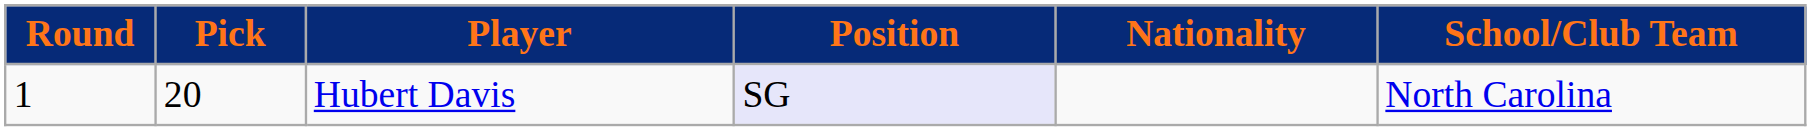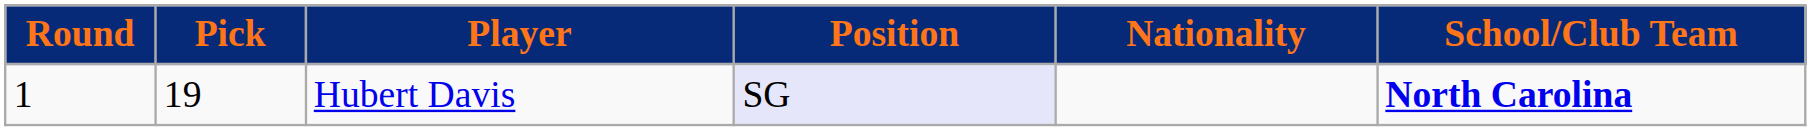(183, 93) 20 -> (183, 93) 19
(1499, 93) normal -> (1509, 93) bold
